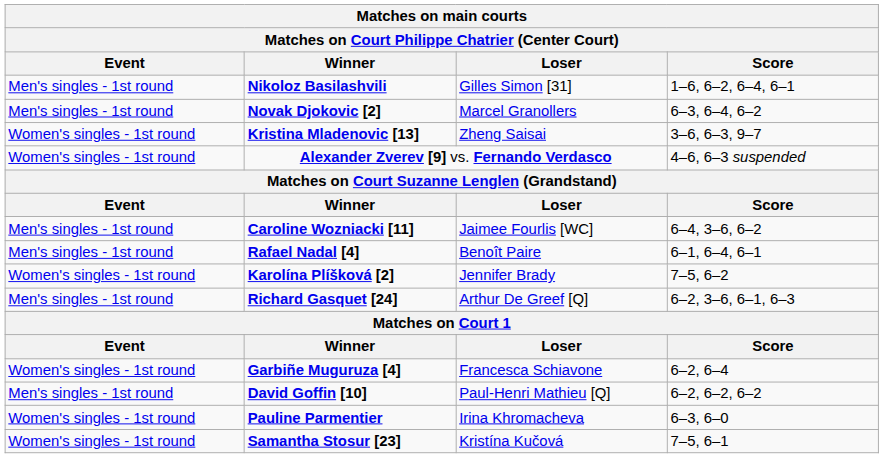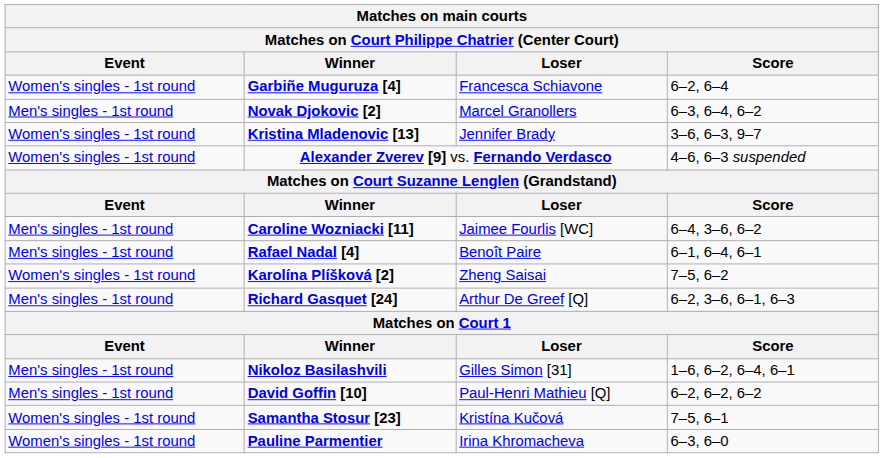rows swapped: (324, 370) <-> (317, 87)
(503, 134) Zheng Saisai -> (507, 134) Jennifer Brady
(507, 275) Jennifer Brady -> (503, 275) Zheng Saisai
rows swapped: (324, 441) <-> (315, 417)
